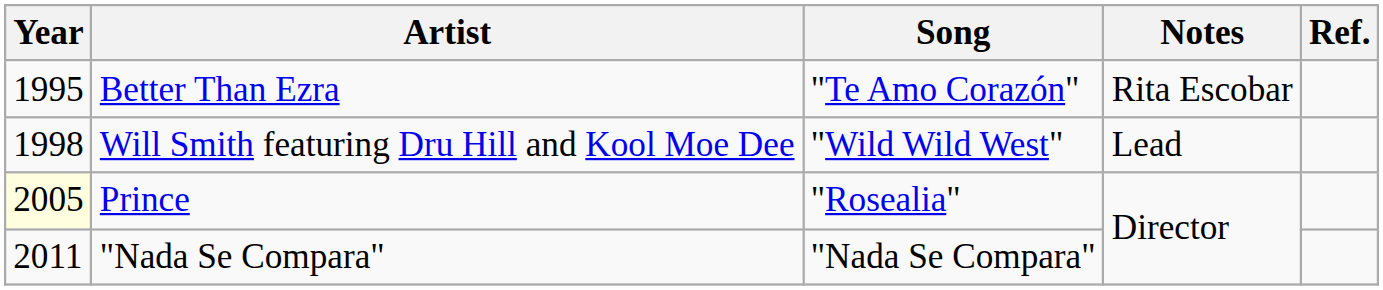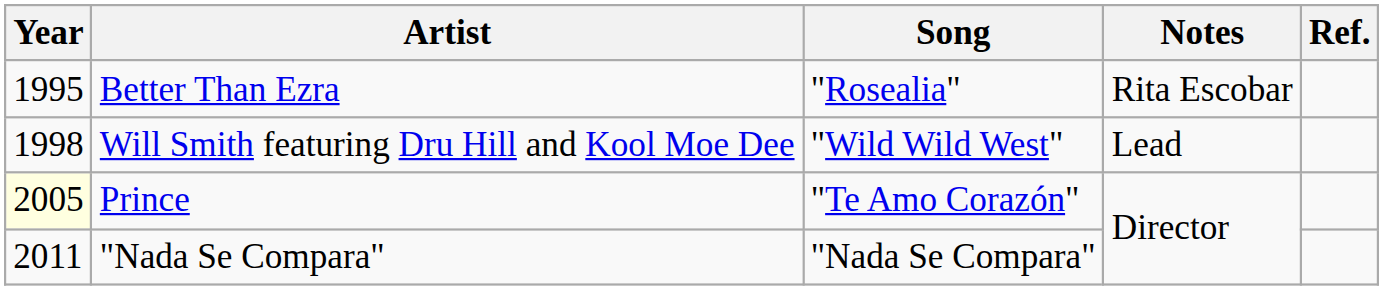(945, 88) "Te Amo Corazón" -> (886, 88) "Rosealia"
(886, 199) "Rosealia" -> (945, 199) "Te Amo Corazón"
